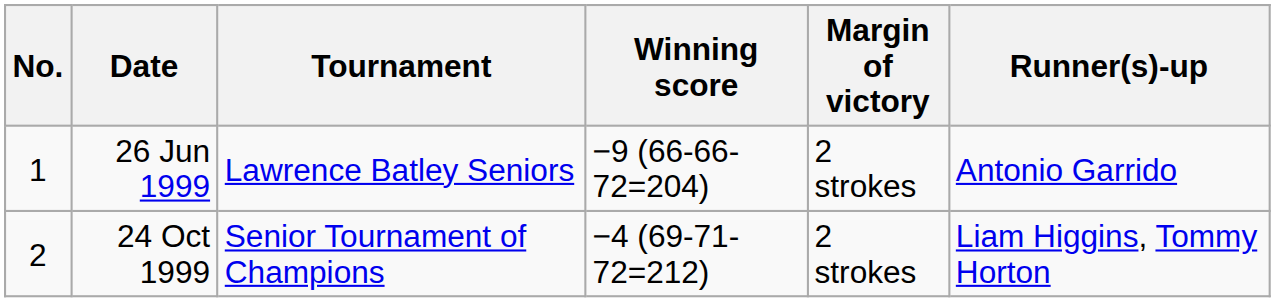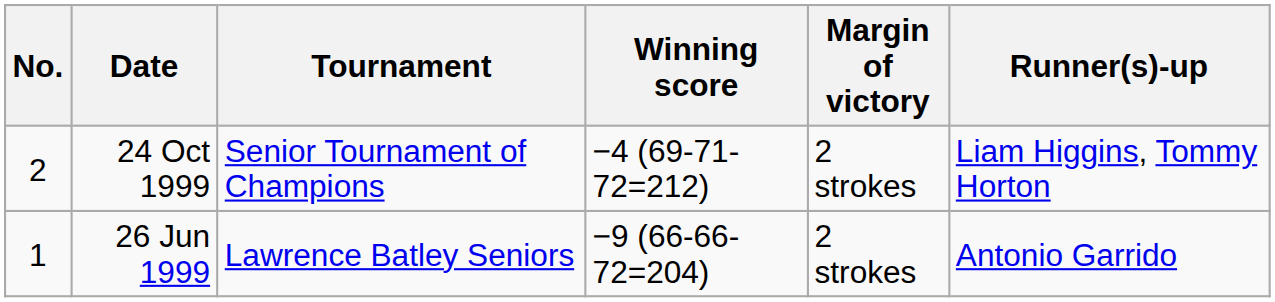rows swapped: (163, 169) <-> (164, 254)
